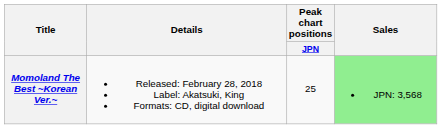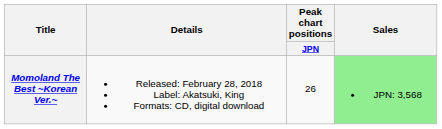(311, 89) 25 -> (311, 89) 26
